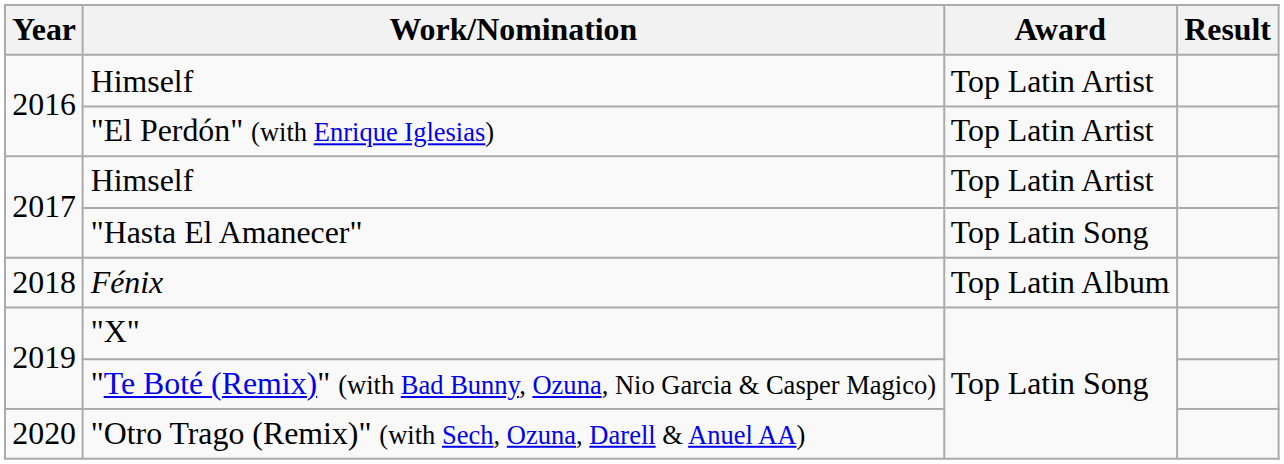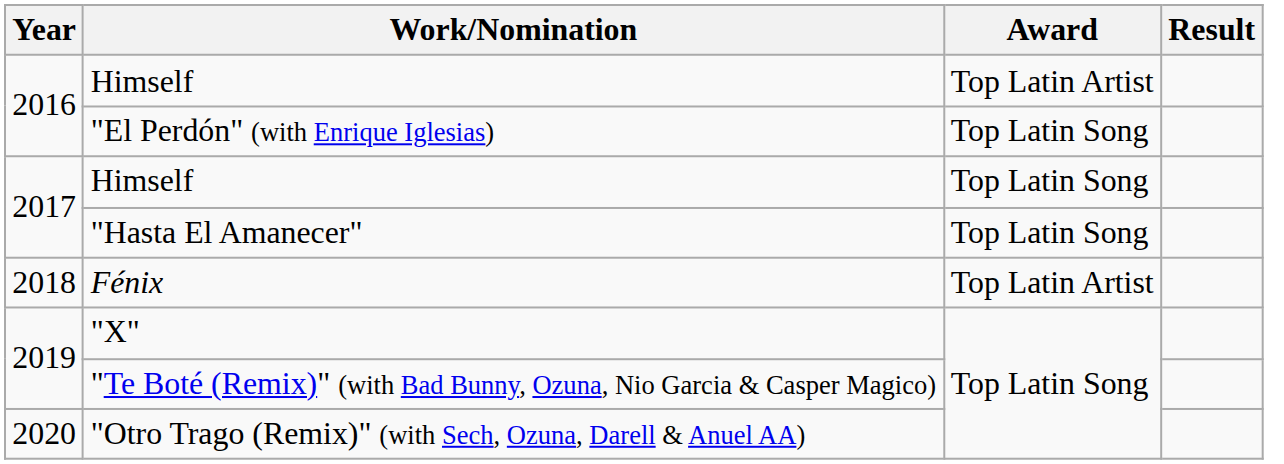(1052, 130) Top Latin Artist -> (1050, 130) Top Latin Song
(1052, 181) Top Latin Artist -> (1050, 181) Top Latin Song
(1060, 282) Top Latin Album -> (1052, 282) Top Latin Artist
